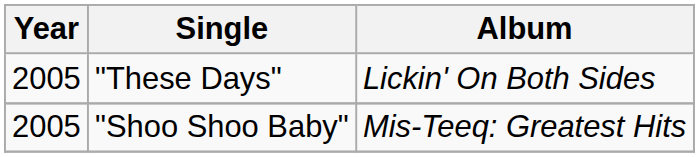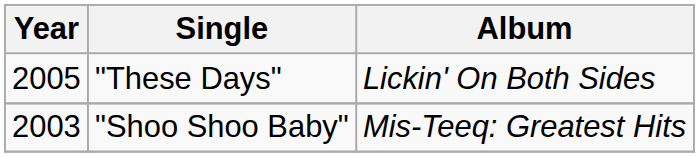(46, 126) 2005 -> (46, 126) 2003
